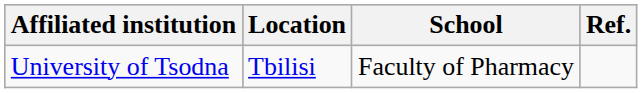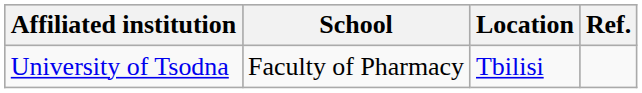columns swapped: (466, 25) <-> (297, 25)
